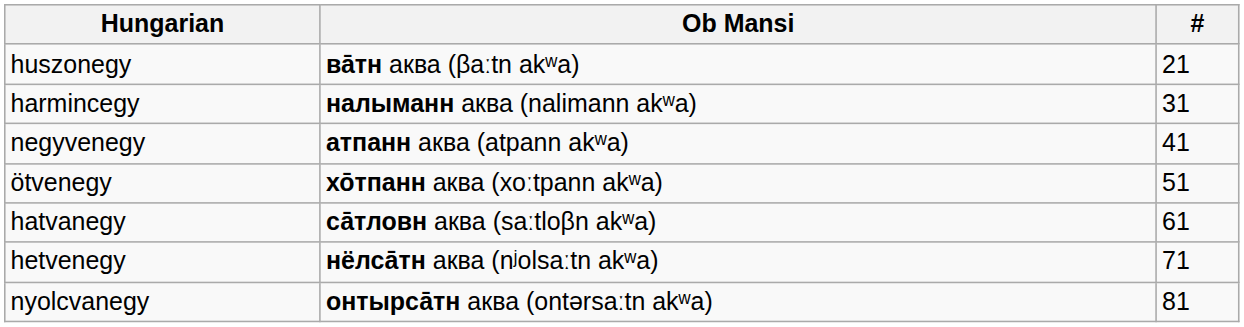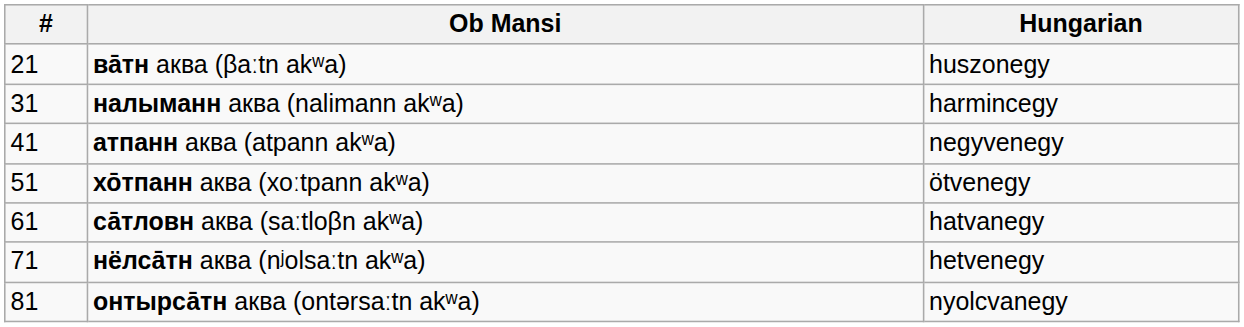columns swapped: (1198, 24) <-> (162, 24)
